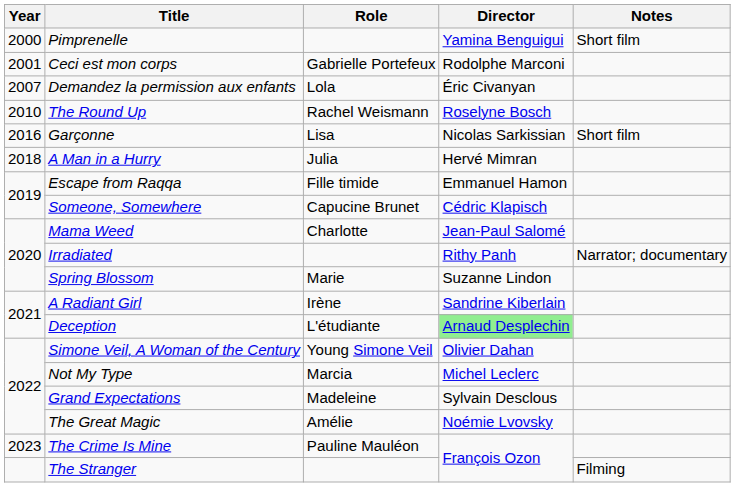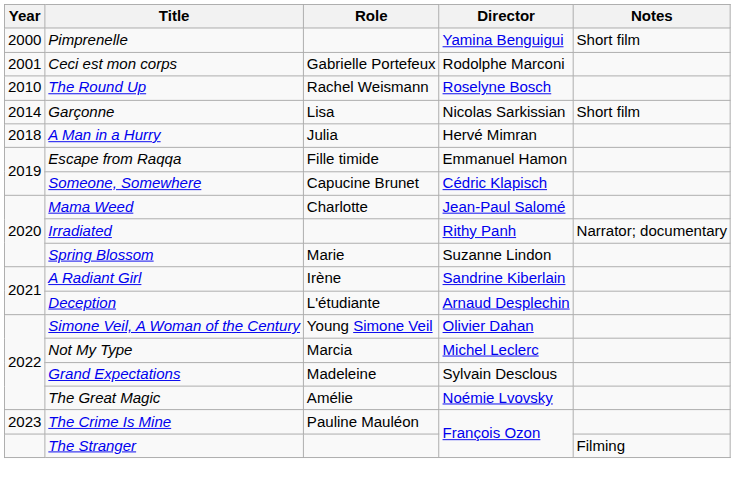- row: (172, 87)
(25, 135) 2016 -> (25, 111) 2014
(506, 326) lightgreen background -> (506, 302) no background
